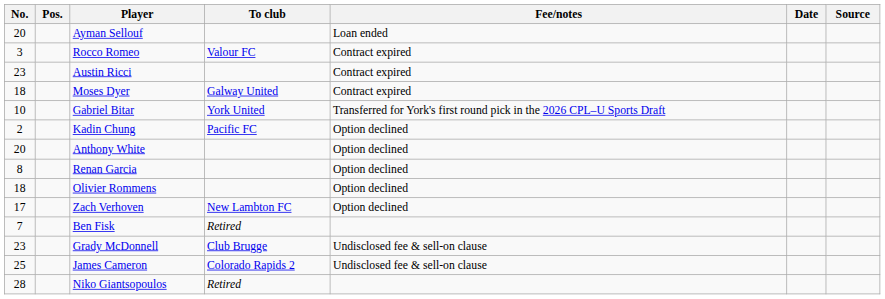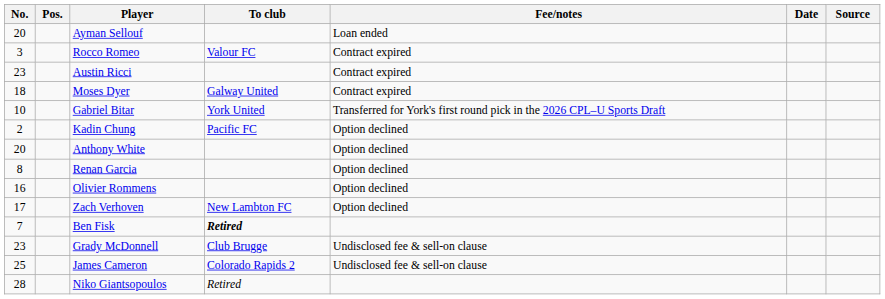(20, 188) 18 -> (20, 188) 16
(224, 226) normal -> (225, 226) bold
